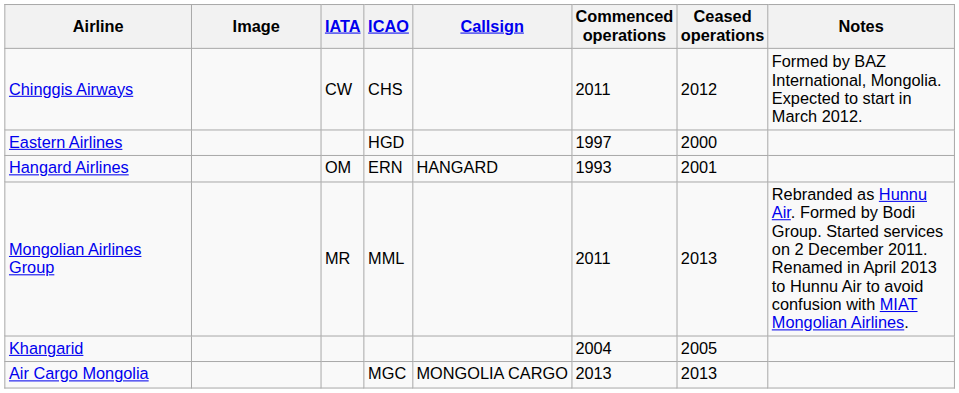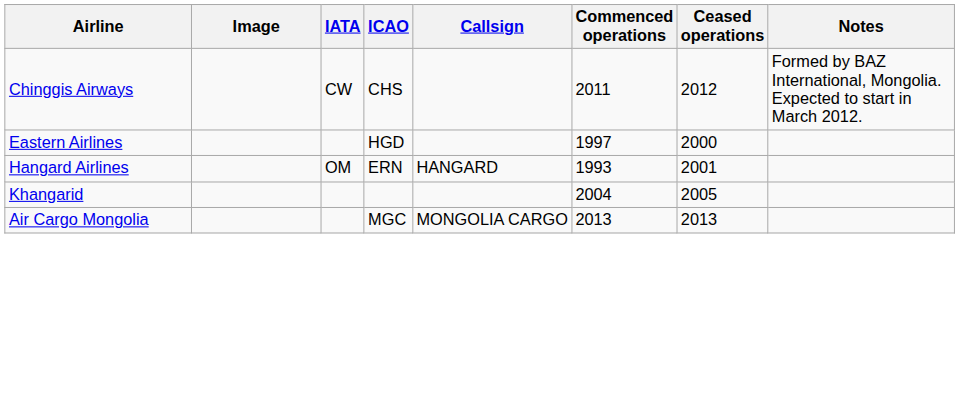- row: (75, 258)
